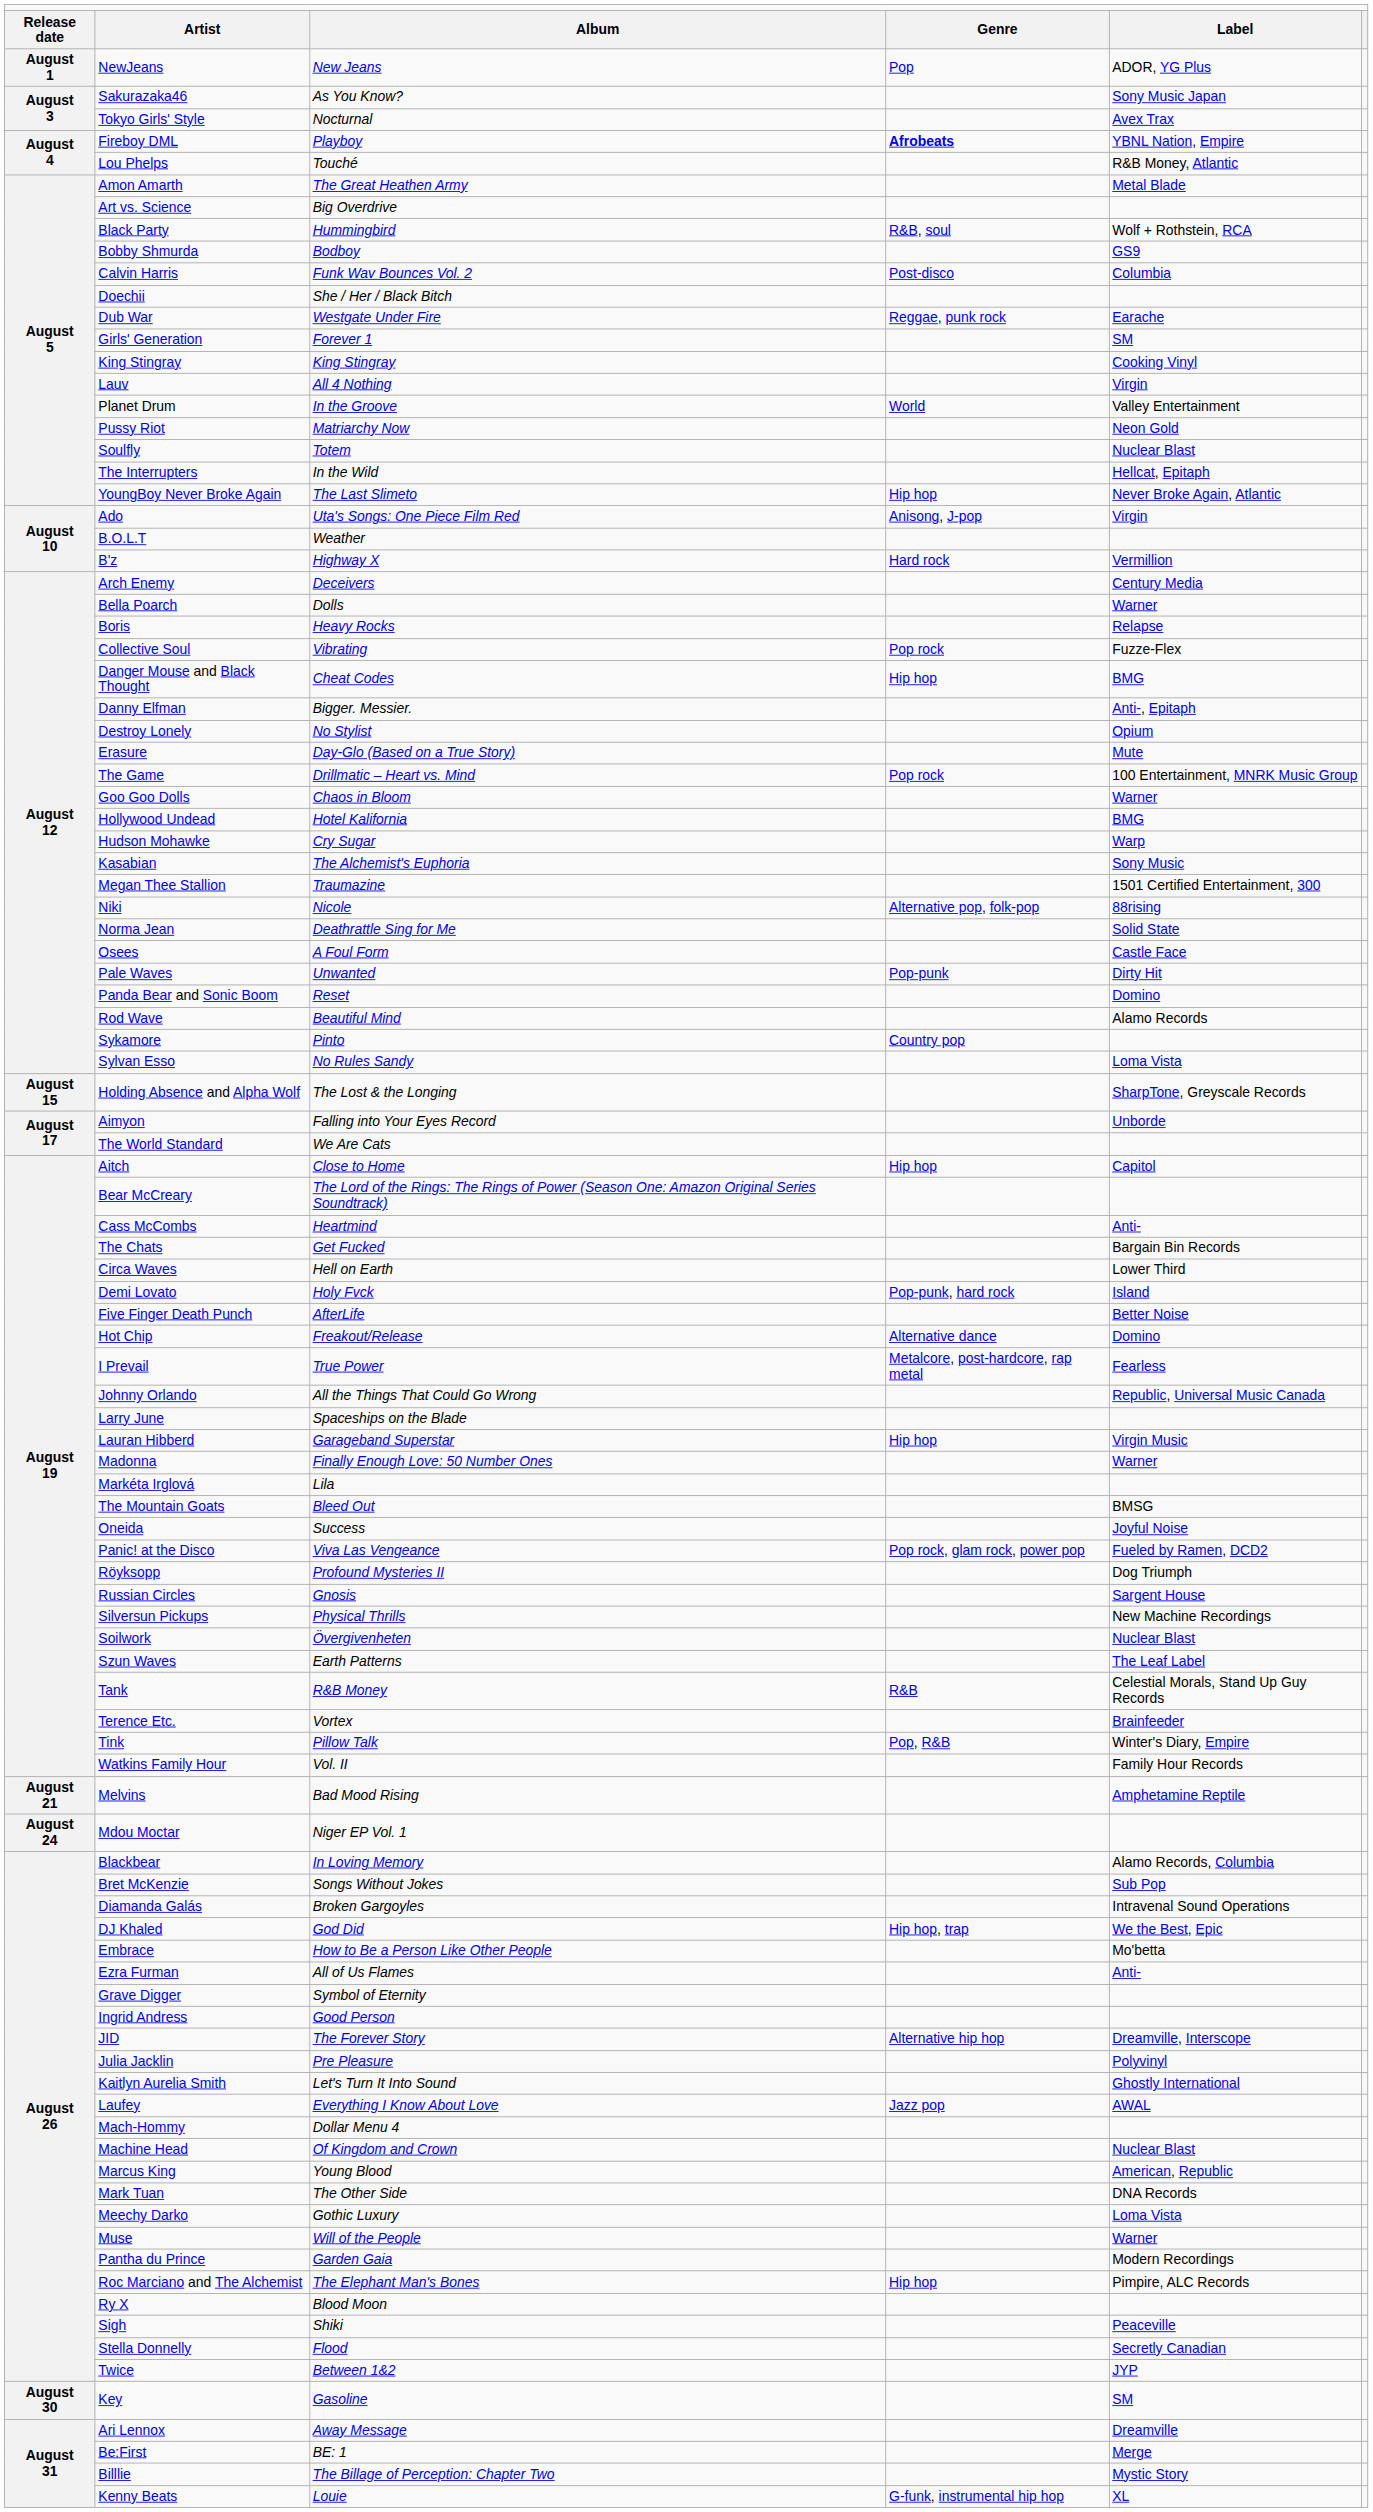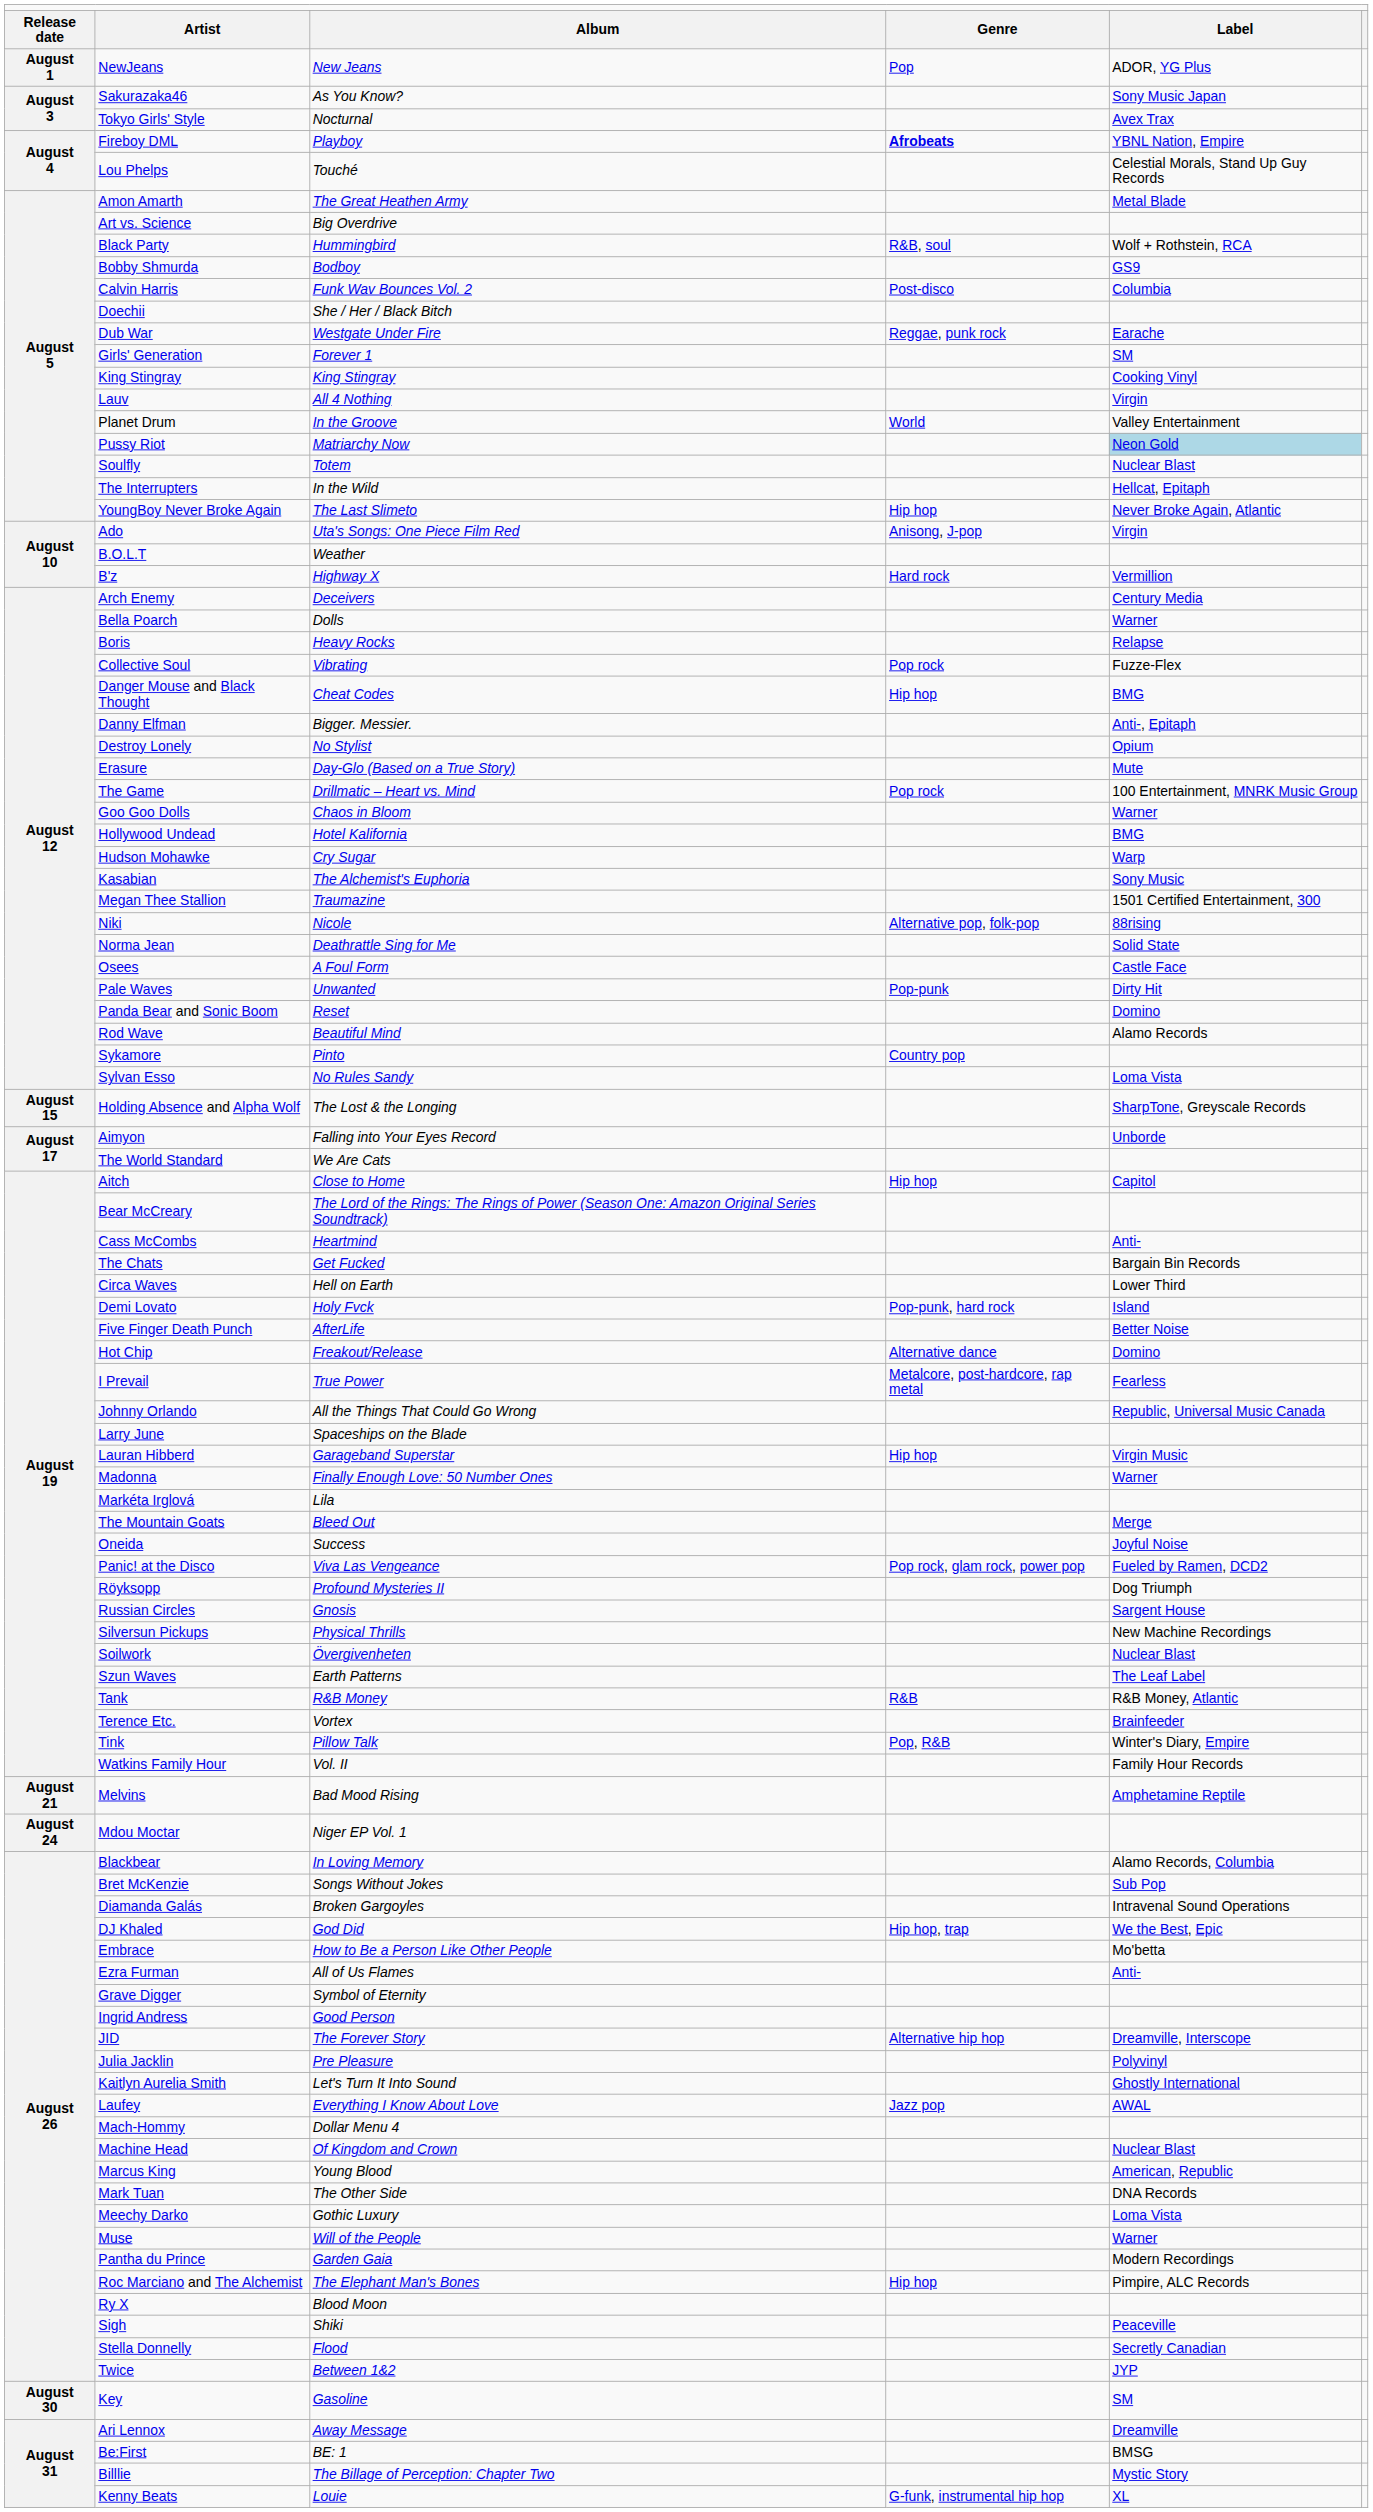(1175, 163) R&B Money, Atlantic -> (1209, 171) Celestial Morals, Stand Up Guy Records
(1146, 428) no background -> (1146, 444) lightblue background
(1133, 1506) BMSG -> (1132, 1522) Merge
(1209, 1691) Celestial Morals, Stand Up Guy Records -> (1175, 1698) R&B Money, Atlantic
(1132, 2452) Merge -> (1133, 2452) BMSG
